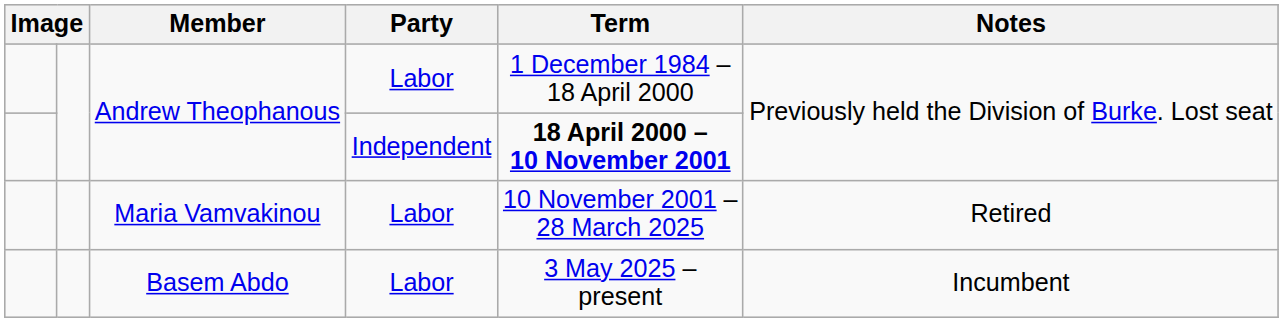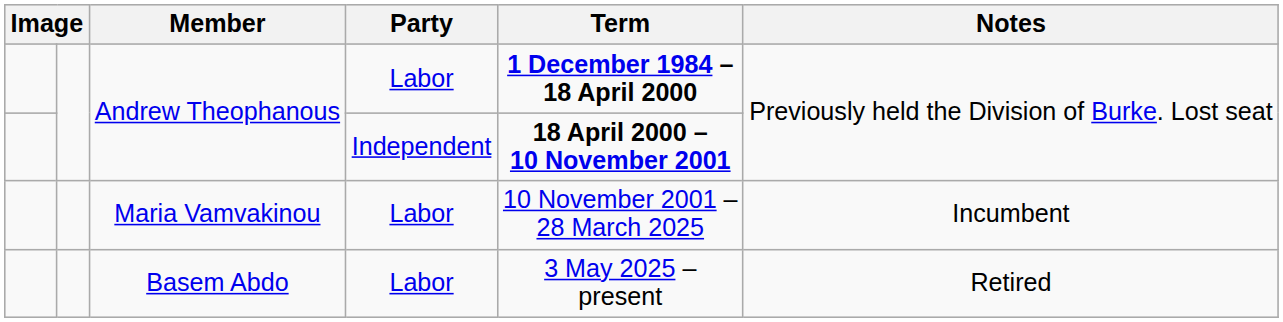(620, 78) normal -> (620, 78) bold
(1011, 214) Retired -> (1011, 214) Incumbent
(1011, 282) Incumbent -> (1011, 282) Retired
